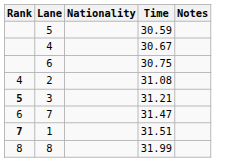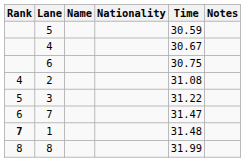+ column: (79, 13)
(19, 98) bold -> (19, 98) normal
(156, 98) 31.21 -> (186, 98) 31.22
(156, 132) 31.51 -> (186, 132) 31.48
